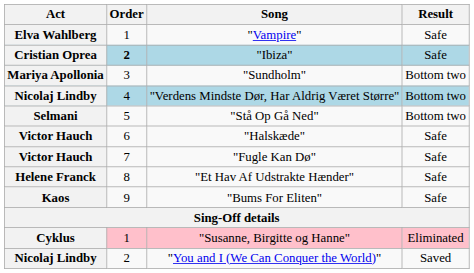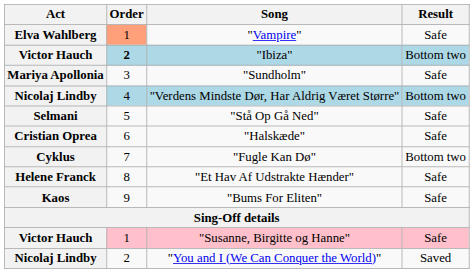(127, 34) no background -> (127, 34) lightsalmon background
(56, 55) Cristian Oprea -> (56, 55) Victor Hauch
(436, 55) Safe -> (436, 55) Bottom two
(436, 75) Bottom two -> (436, 75) Safe
(436, 116) Bottom two -> (436, 116) Safe
(56, 136) Victor Hauch -> (56, 136) Cristian Oprea
(56, 156) Victor Hauch -> (56, 156) Cyklus
(436, 156) Safe -> (436, 156) Bottom two
(56, 237) Cyklus -> (56, 237) Victor Hauch
(436, 237) Eliminated -> (436, 237) Safe
